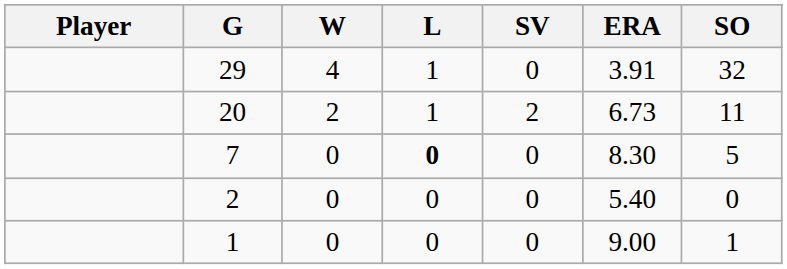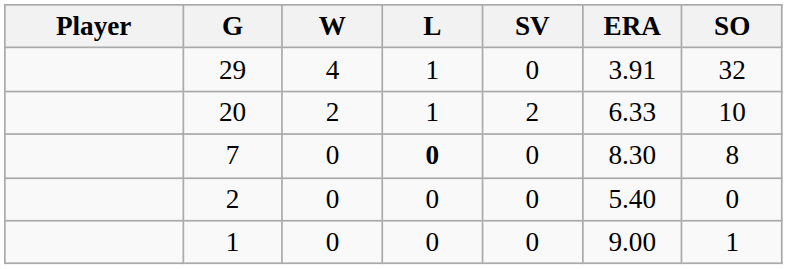(632, 112) 6.73 -> (632, 112) 6.33
(732, 112) 11 -> (732, 112) 10
(732, 155) 5 -> (732, 155) 8
